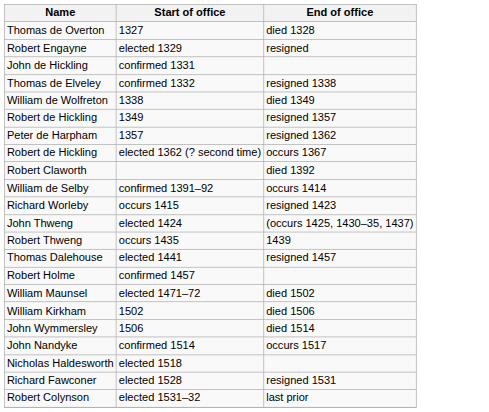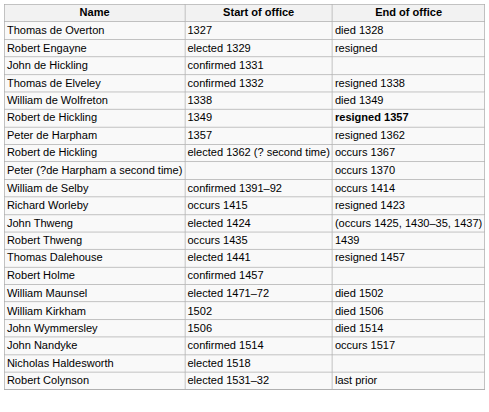(301, 118) normal -> (372, 118) bold
+ row: (95, 170)
- row: (47, 170)
- row: (52, 380)
